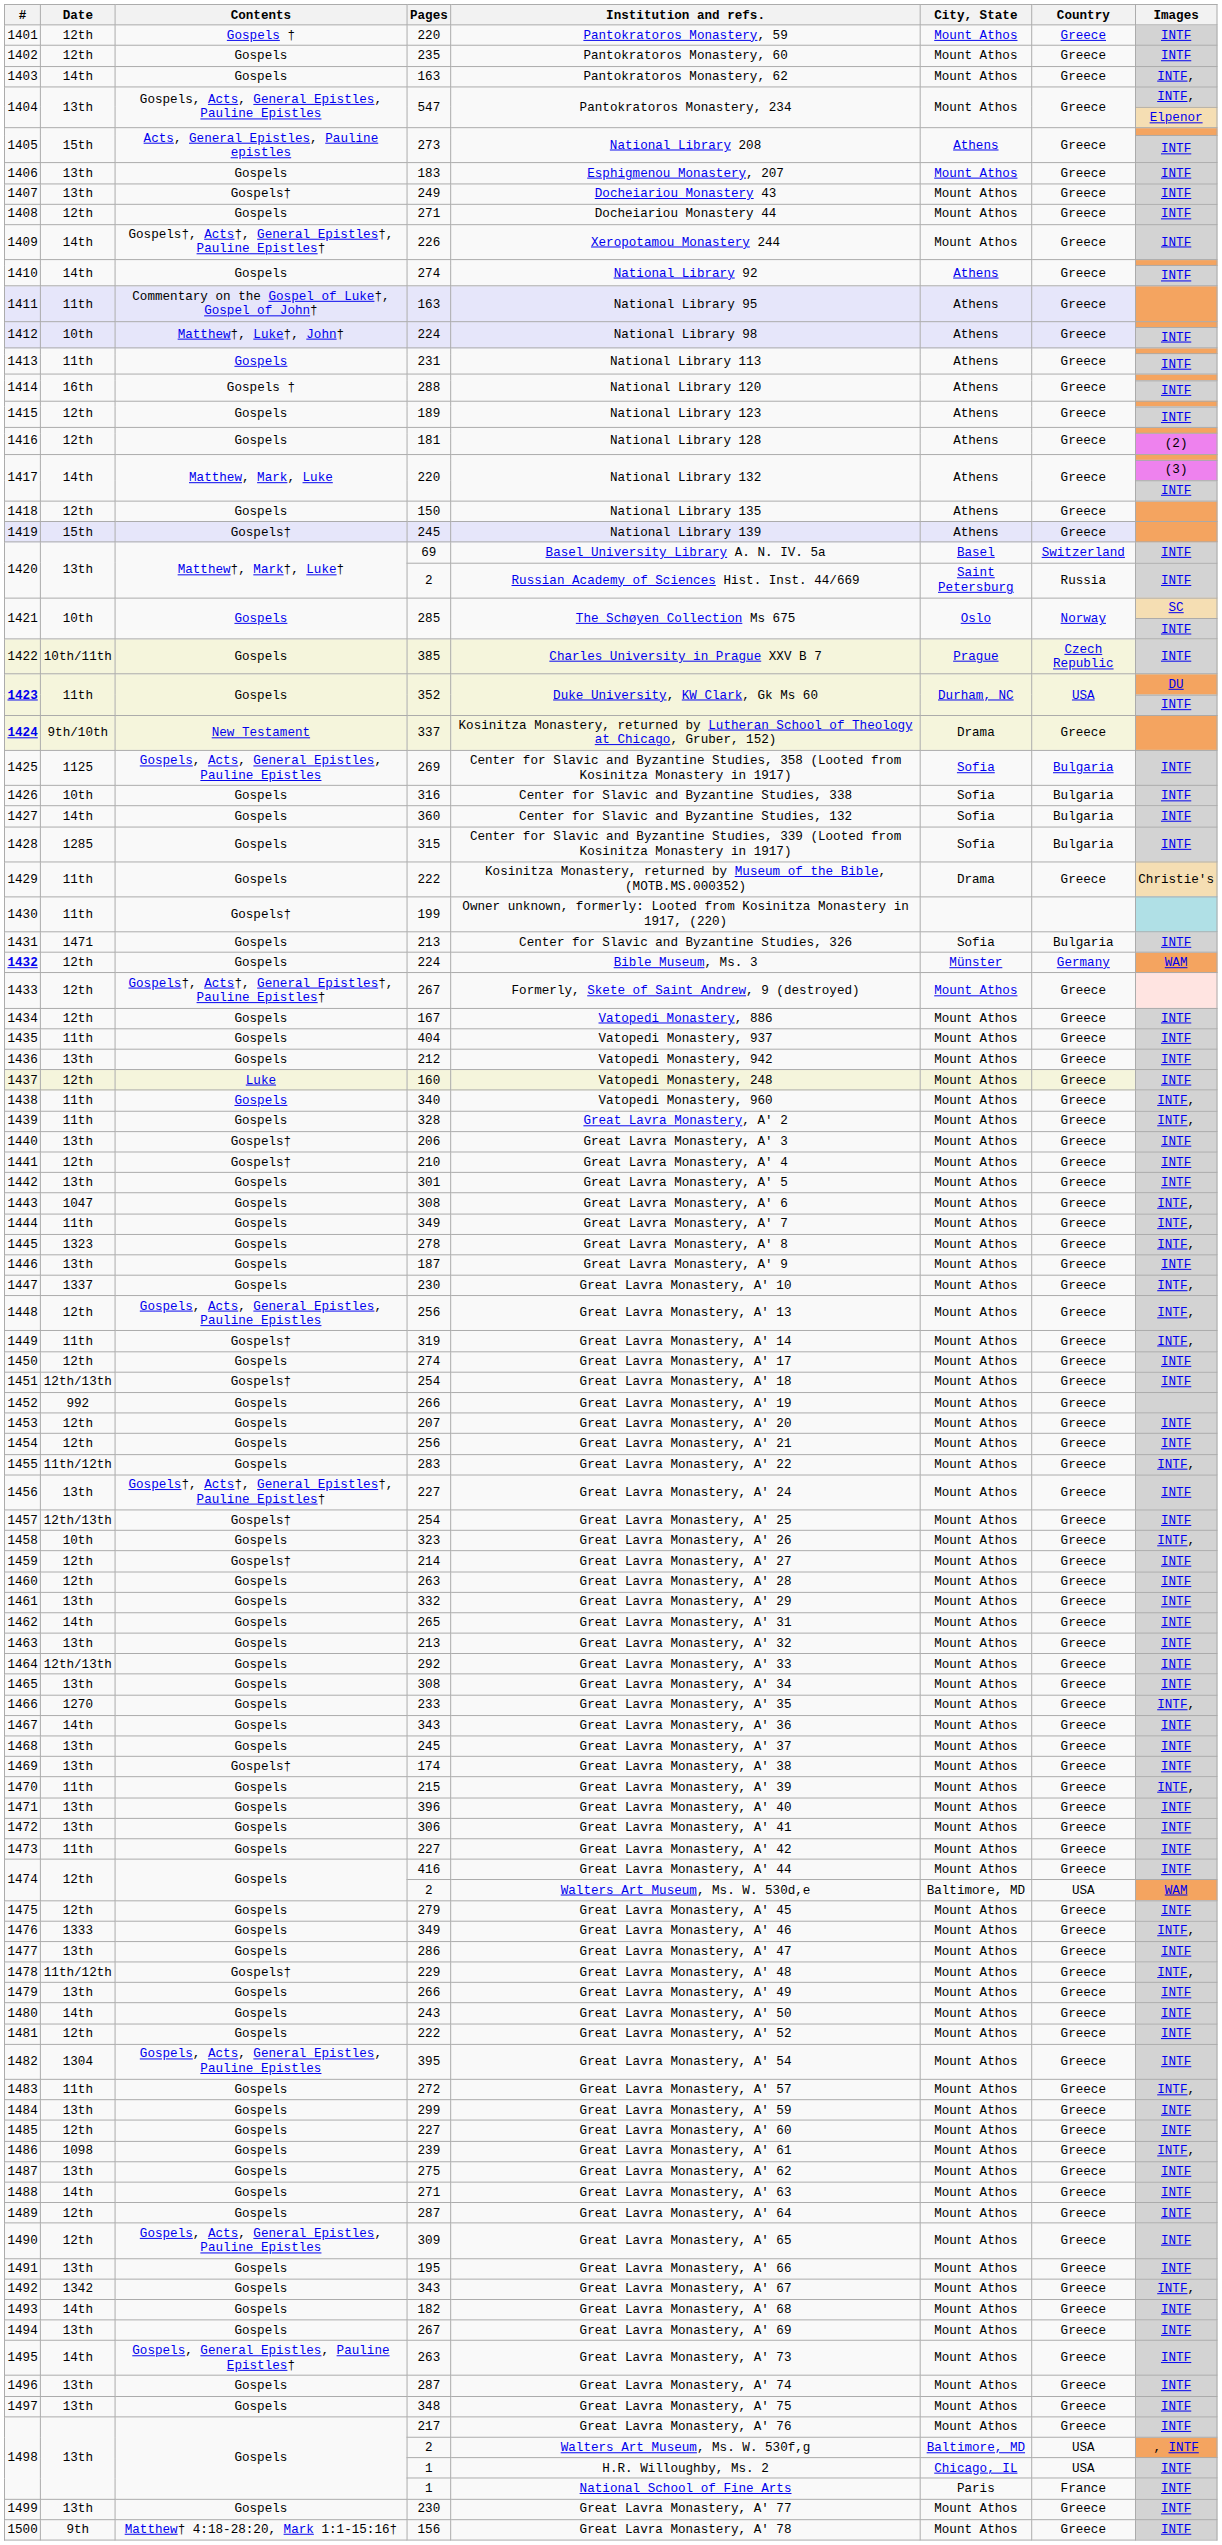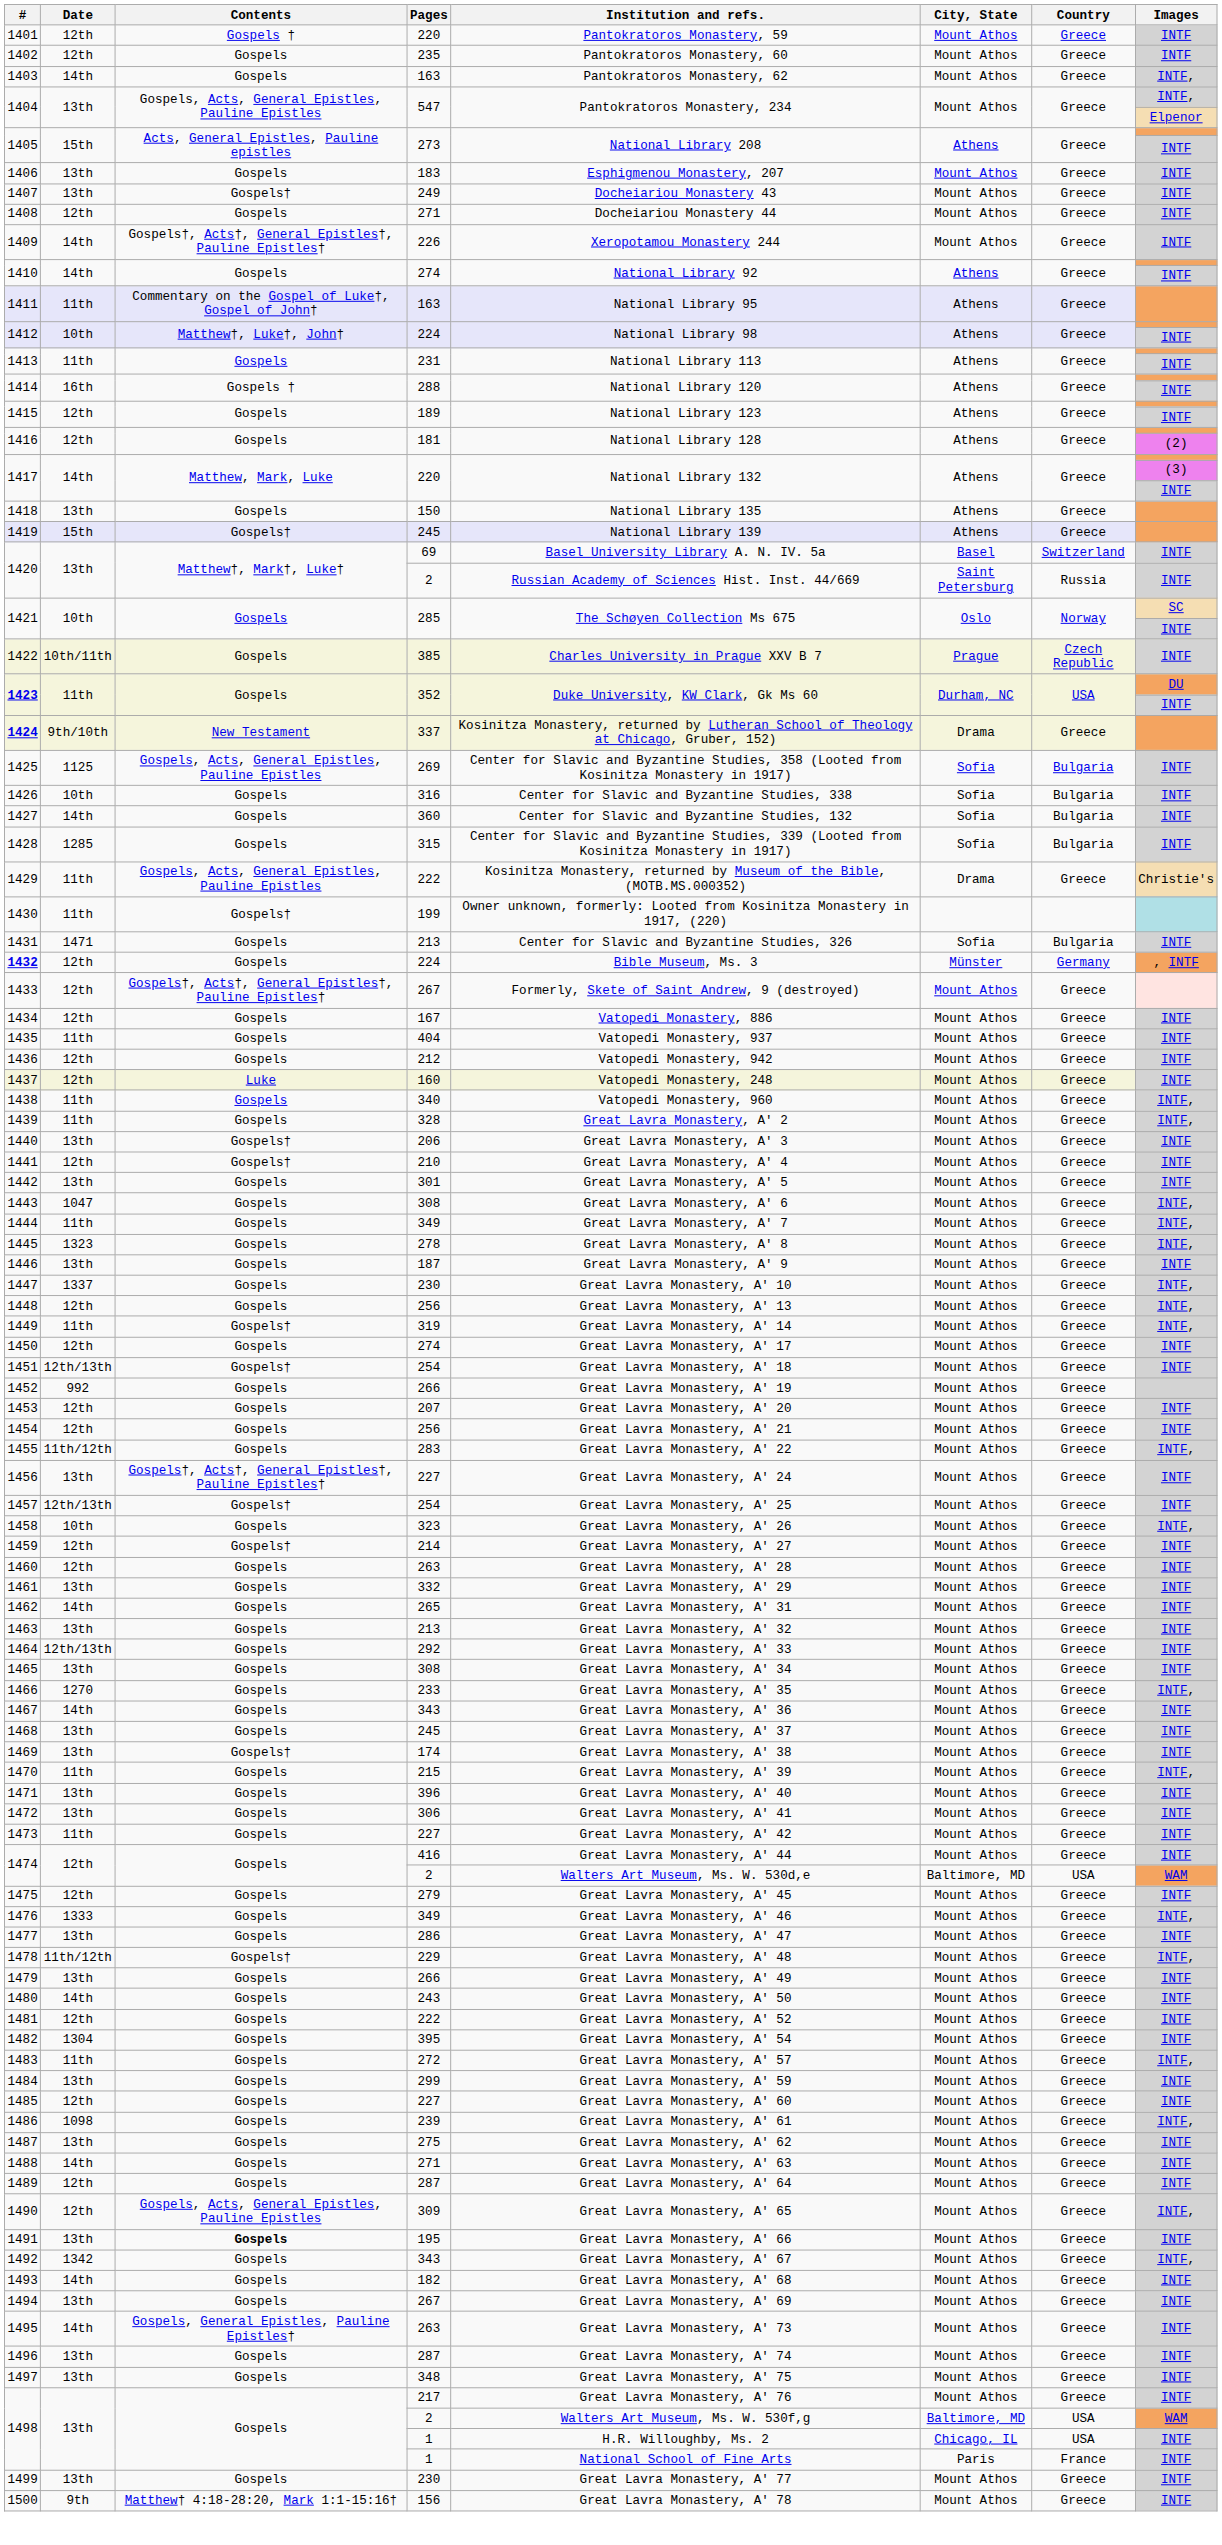(78, 511) 12th -> (78, 511) 13th
(261, 879) Gospels -> (261, 879) Gospels, Acts, General Epistles, Pauline Epistles
(1176, 963) WAM -> (1176, 963) , INTF
(78, 1059) 13th -> (78, 1059) 12th
(261, 1313) Gospels, Acts, General Epistles, Pauline Epistles -> (261, 1306) Gospels
(261, 2062) Gospels, Acts, General Epistles, Pauline Epistles -> (261, 2040) Gospels
(1176, 2241) INTF -> (1176, 2212) INTF,
(261, 2269) normal -> (261, 2239) bold
(1176, 2448) , INTF -> (1176, 2418) WAM
